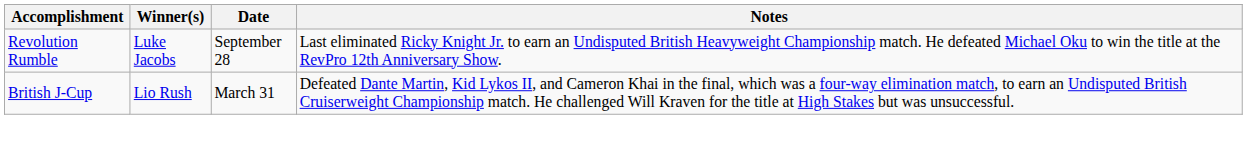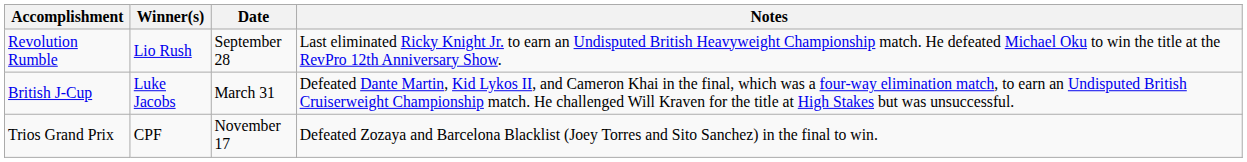(155, 50) Luke Jacobs -> (163, 50) Lio Rush
(163, 93) Lio Rush -> (155, 93) Luke Jacobs
+ row: (61, 135)
